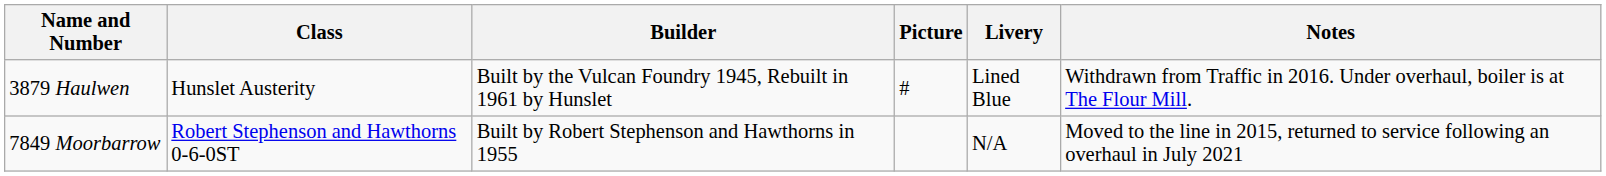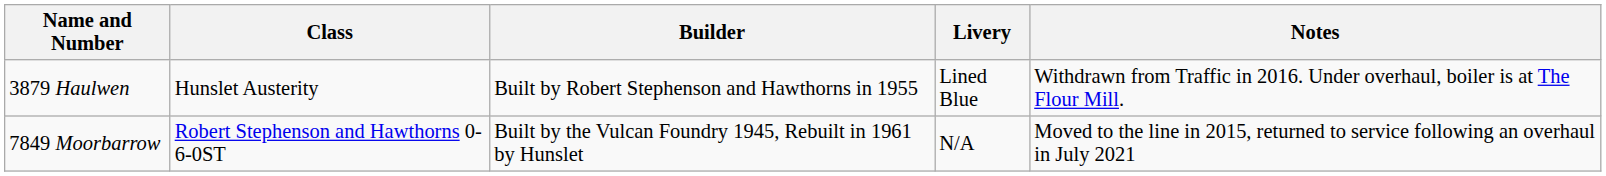- column: (931, 32)
(662, 87) Built by the Vulcan Foundry 1945, Rebuilt in 1961 by Hunslet -> (706, 87) Built by Robert Stephenson and Hawthorns in 1955
(666, 143) Built by Robert Stephenson and Hawthorns in 1955 -> (703, 143) Built by the Vulcan Foundry 1945, Rebuilt in 1961 by Hunslet
